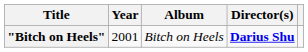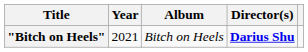(125, 36) 2001 -> (125, 36) 2021
